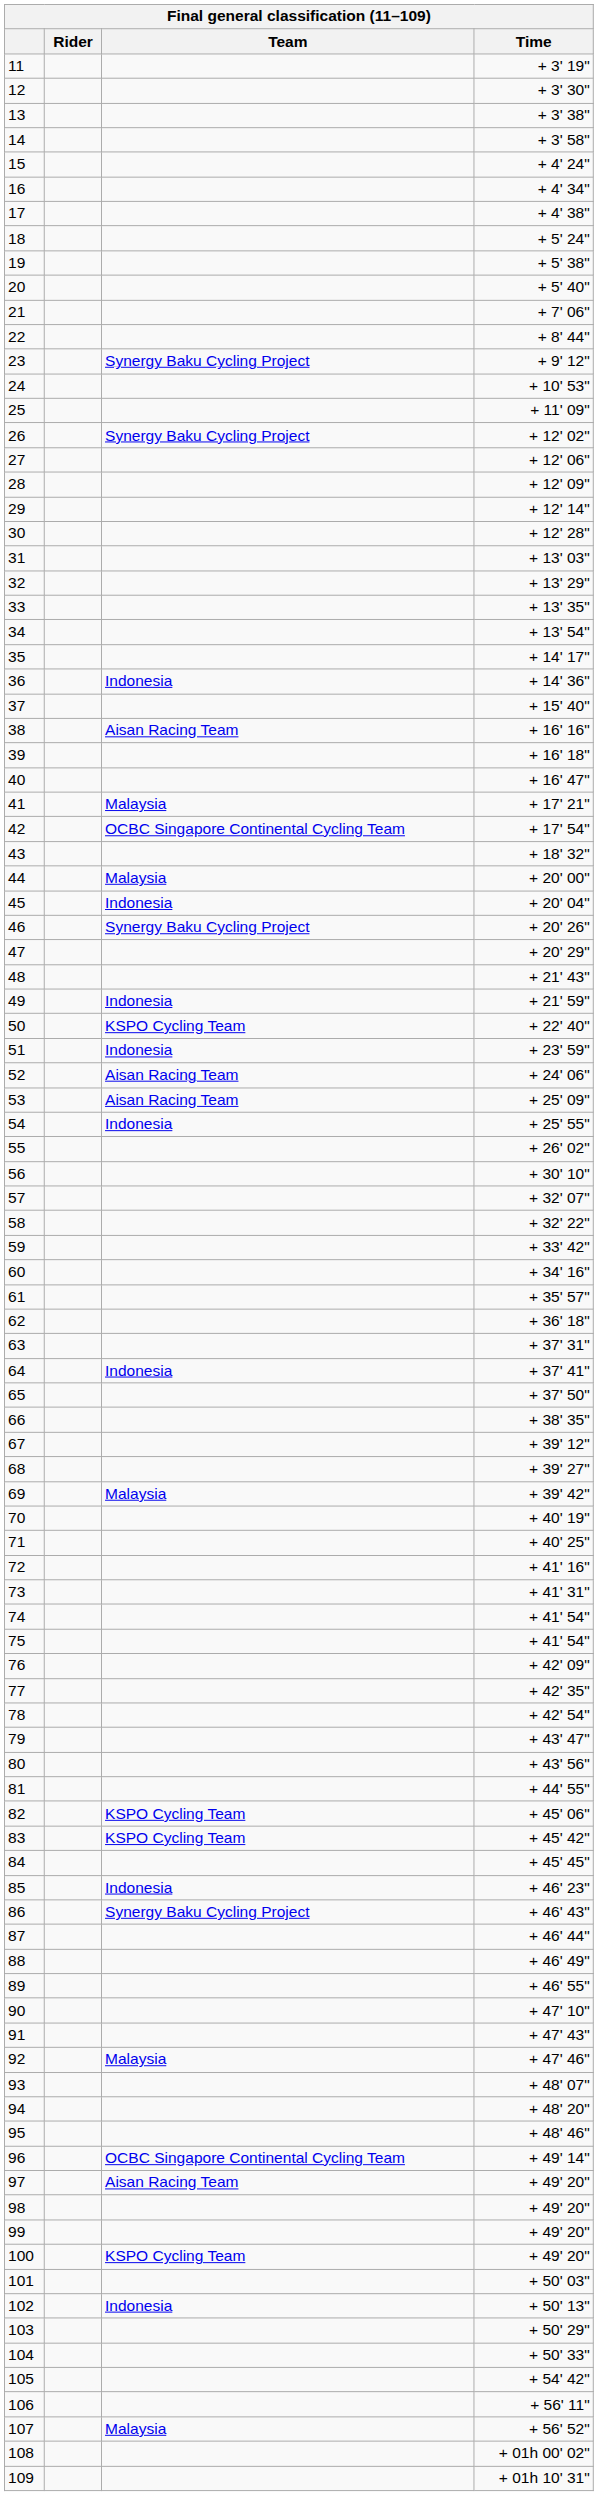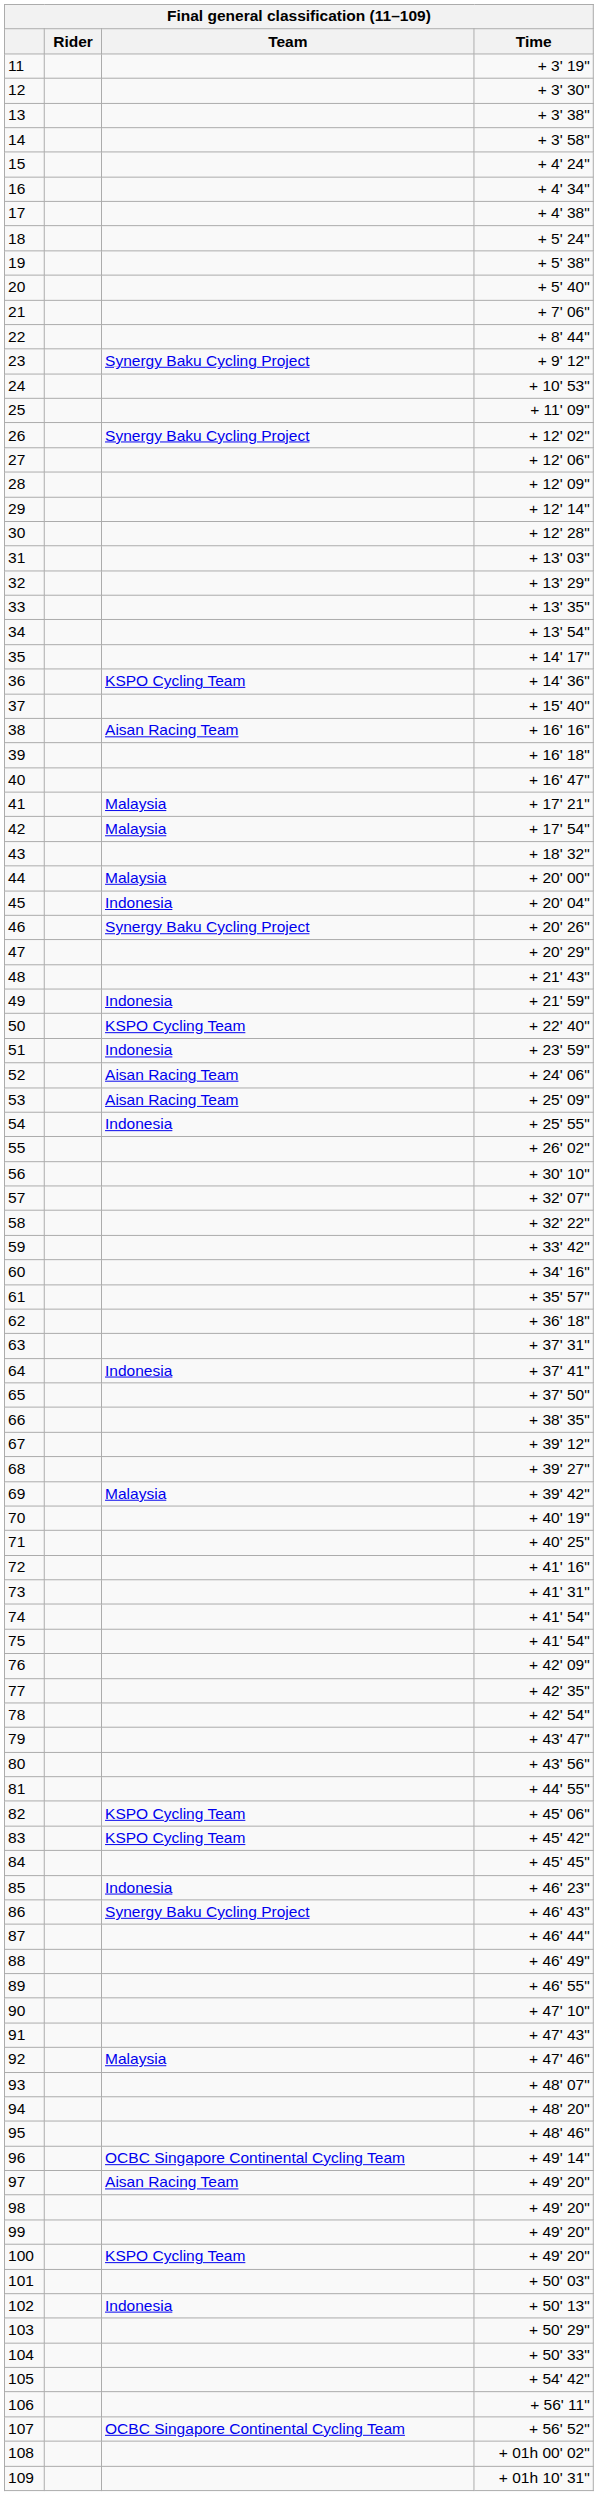(139, 681) Indonesia -> (175, 681) KSPO Cycling Team
(255, 829) OCBC Singapore Continental Cycling Team -> (136, 829) Malaysia
(136, 2428) Malaysia -> (255, 2428) OCBC Singapore Continental Cycling Team
